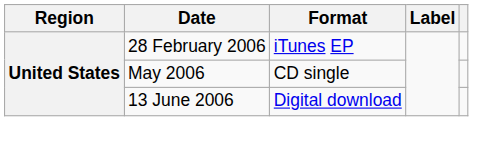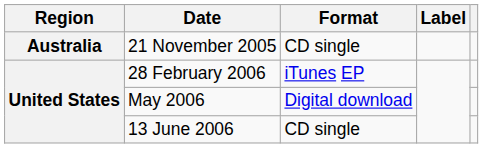+ row: (202, 45)
(312, 73) CD single -> (348, 101) Digital download
(338, 101) Digital download -> (322, 128) CD single
